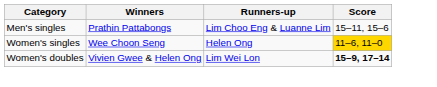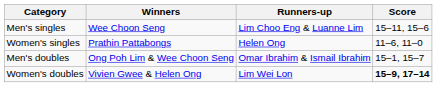(130, 27) Prathin Pattabongs -> (127, 27) Wee Choon Seng
(127, 43) Wee Choon Seng -> (130, 43) Prathin Pattabongs
(359, 43) gold background -> (399, 43) no background
+ row: (38, 58)
